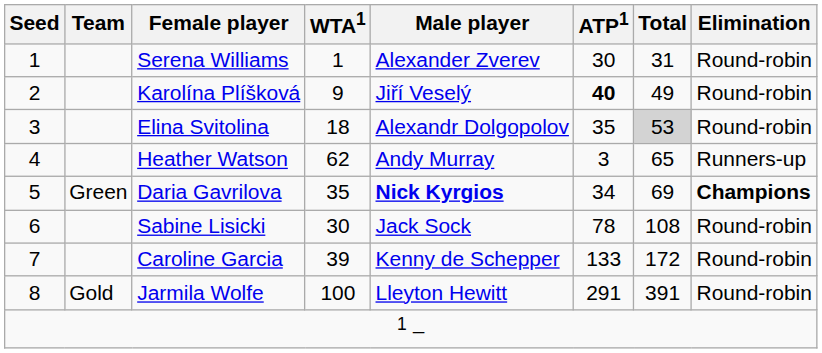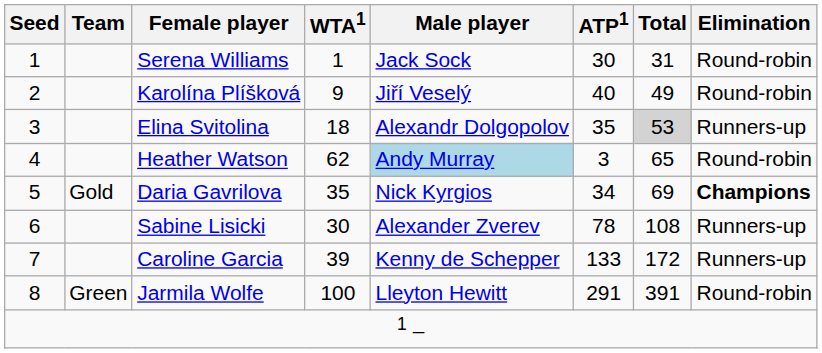(458, 60) Alexander Zverev -> (423, 60) Jack Sock
(604, 93) bold -> (604, 93) normal
(754, 126) Round-robin -> (751, 126) Runners-up
(435, 159) no background -> (435, 159) lightblue background
(751, 159) Runners-up -> (754, 159) Round-robin
(98, 192) Green -> (91, 192) Gold
(440, 192) bold -> (434, 192) normal
(423, 226) Jack Sock -> (458, 226) Alexander Zverev
(754, 226) Round-robin -> (751, 226) Runners-up
(754, 259) Round-robin -> (751, 259) Runners-up
(91, 292) Gold -> (98, 292) Green
